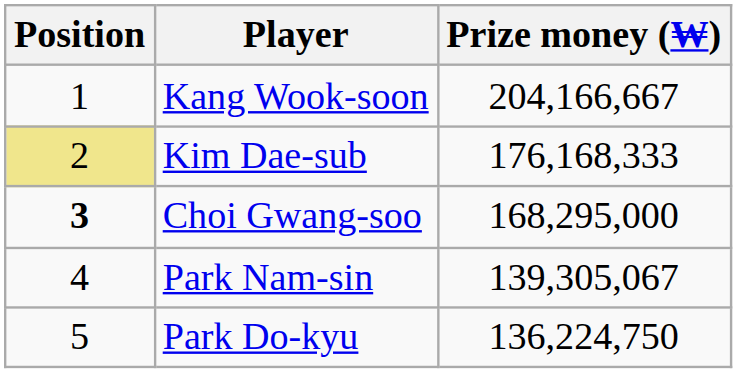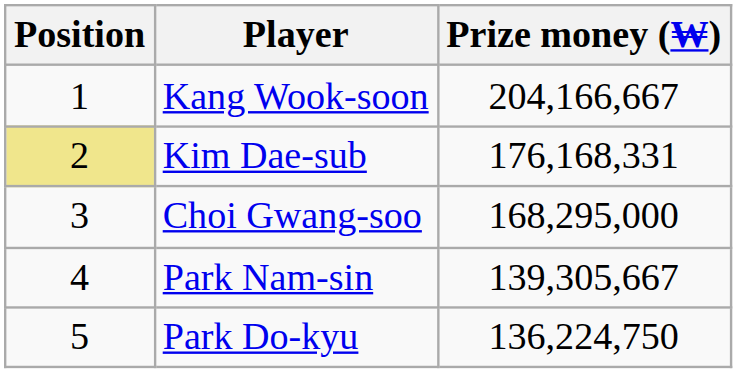(584, 155) 176,168,333 -> (584, 155) 176,168,331
(80, 215) bold -> (80, 215) normal
(584, 276) 139,305,067 -> (584, 276) 139,305,667
